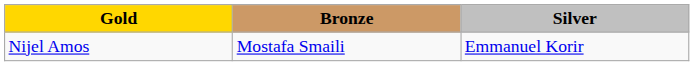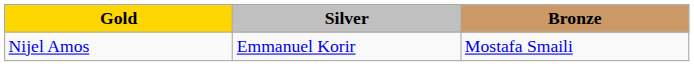columns swapped: (575, 18) <-> (347, 18)
